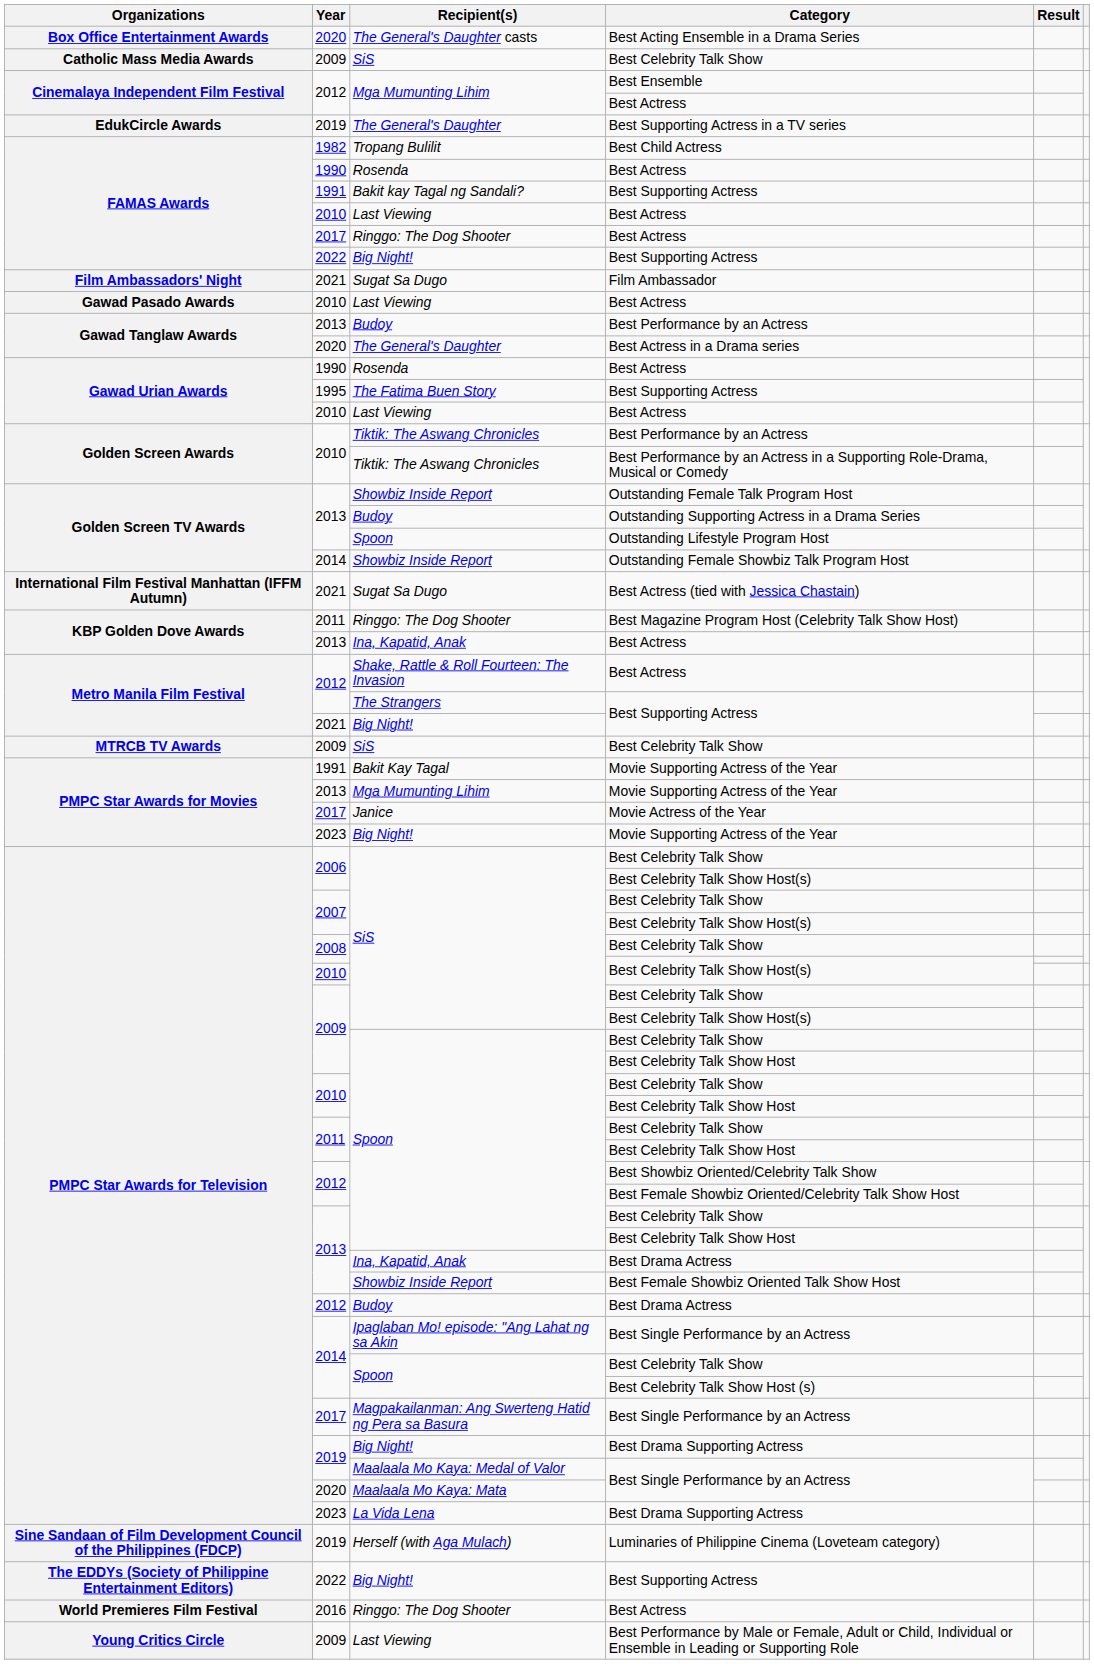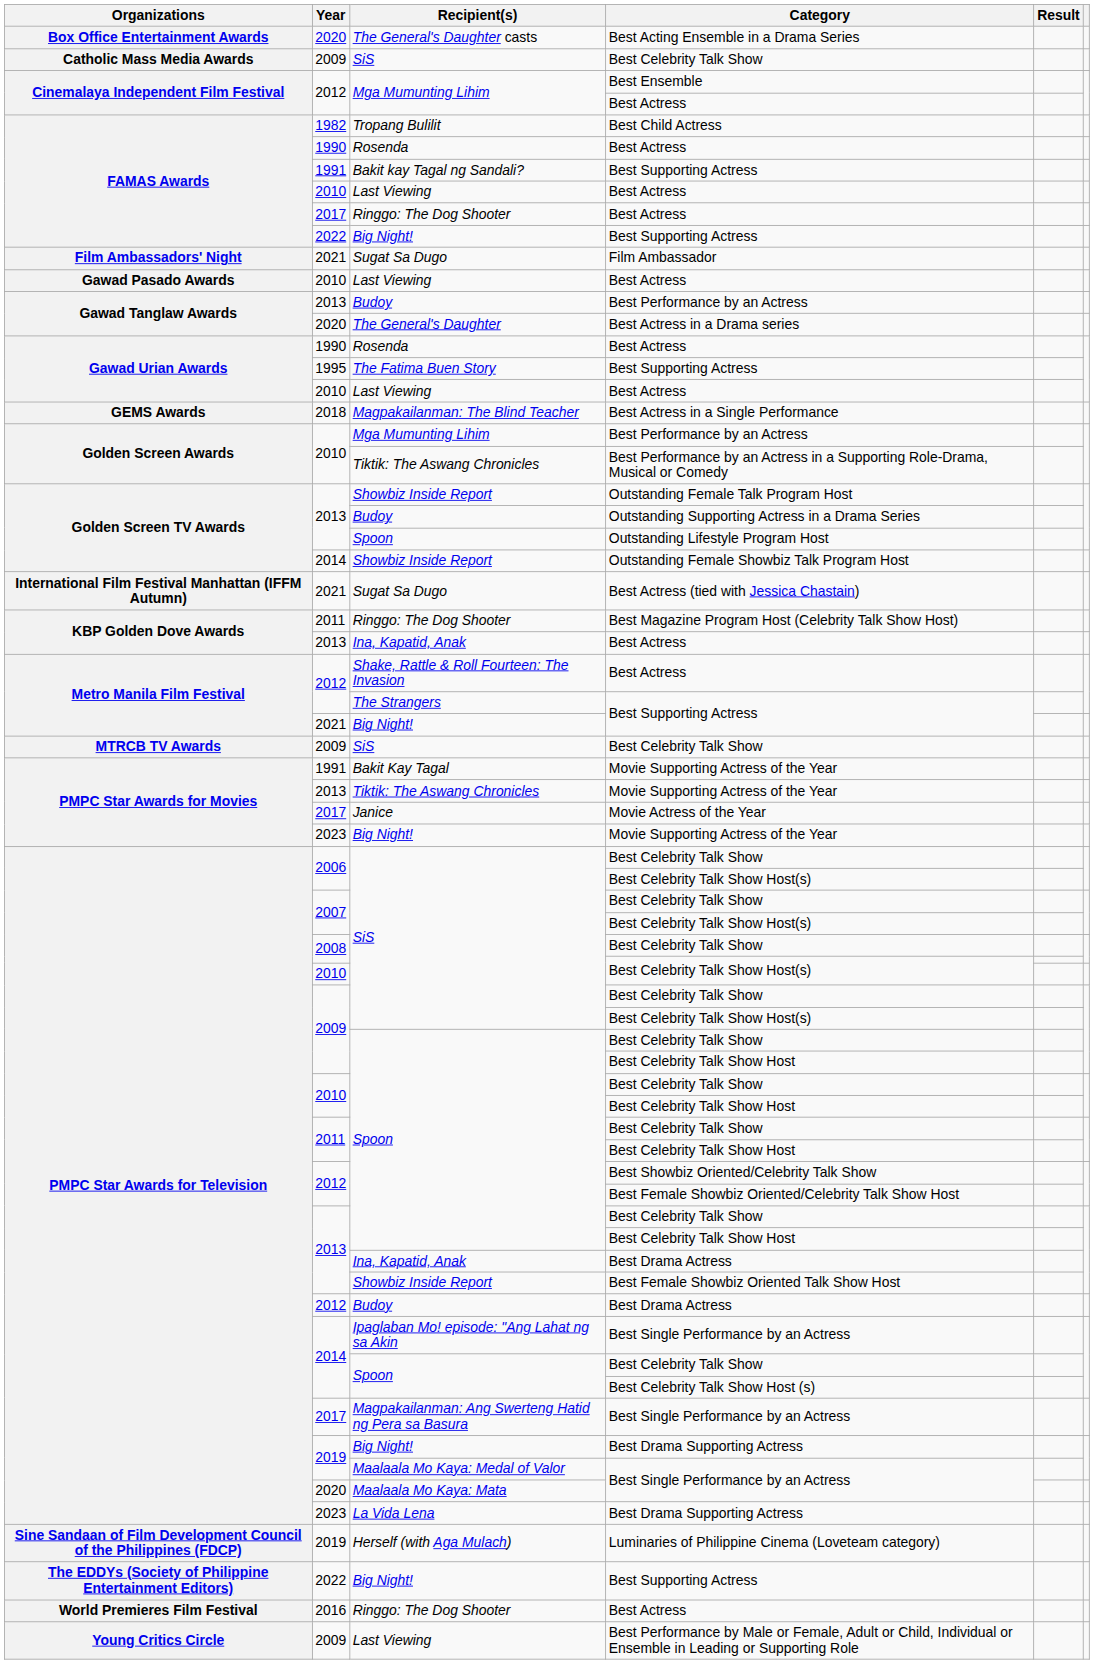- row: (331, 125)
+ row: (331, 412)
(446, 434) Tiktik: The Aswang Chronicles -> (421, 434) Mga Mumunting Lihim
(421, 791) Mga Mumunting Lihim -> (446, 791) Tiktik: The Aswang Chronicles
